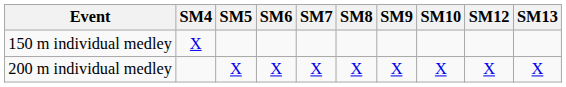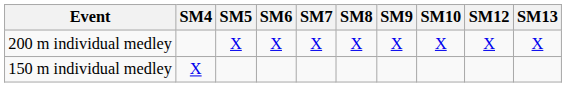rows swapped: (90, 43) <-> (90, 69)
